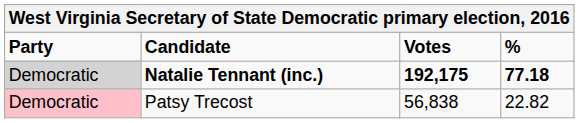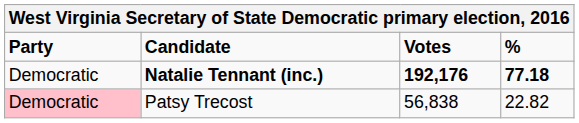(54, 74) lightgrey background -> (54, 74) no background
(436, 74) 192,175 -> (436, 74) 192,176
